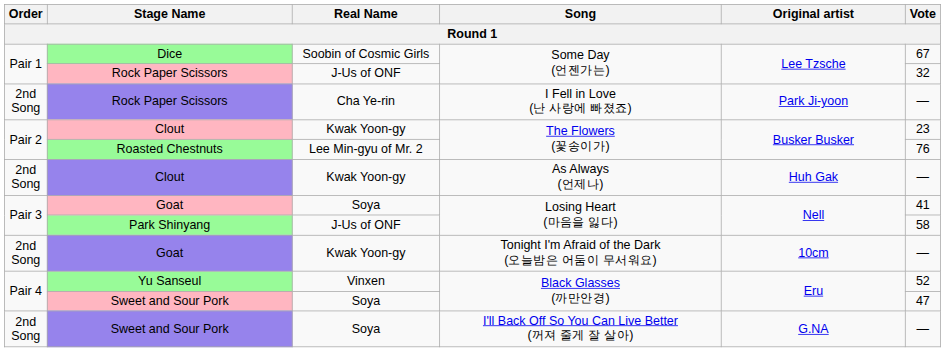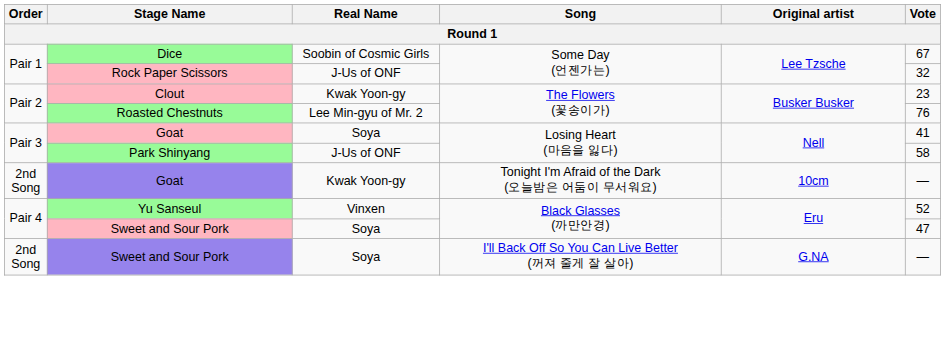- row: (170, 101)
- row: (170, 177)
